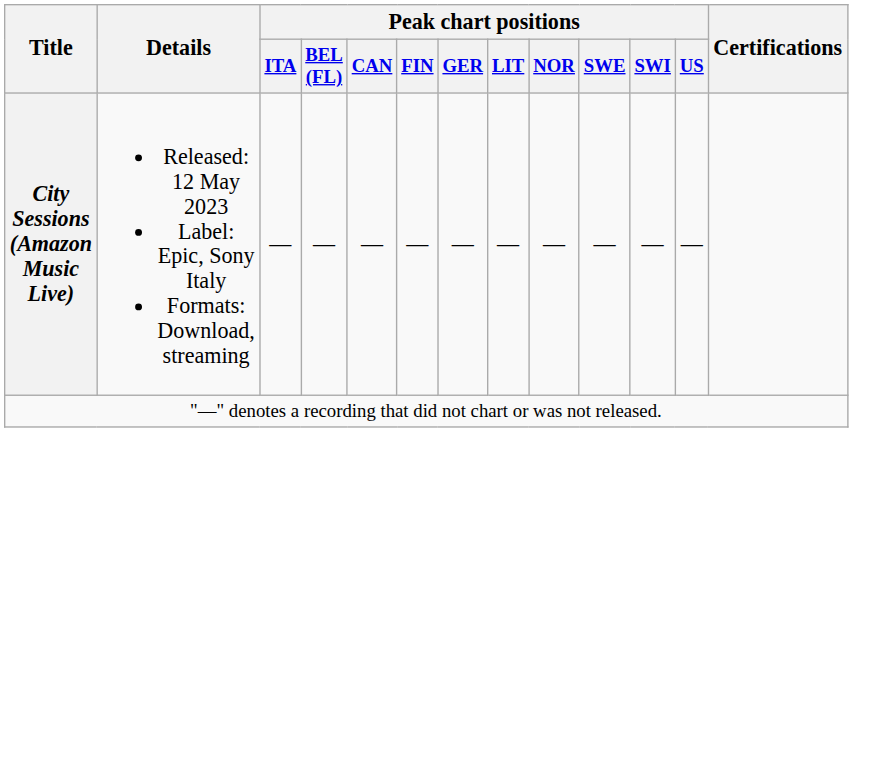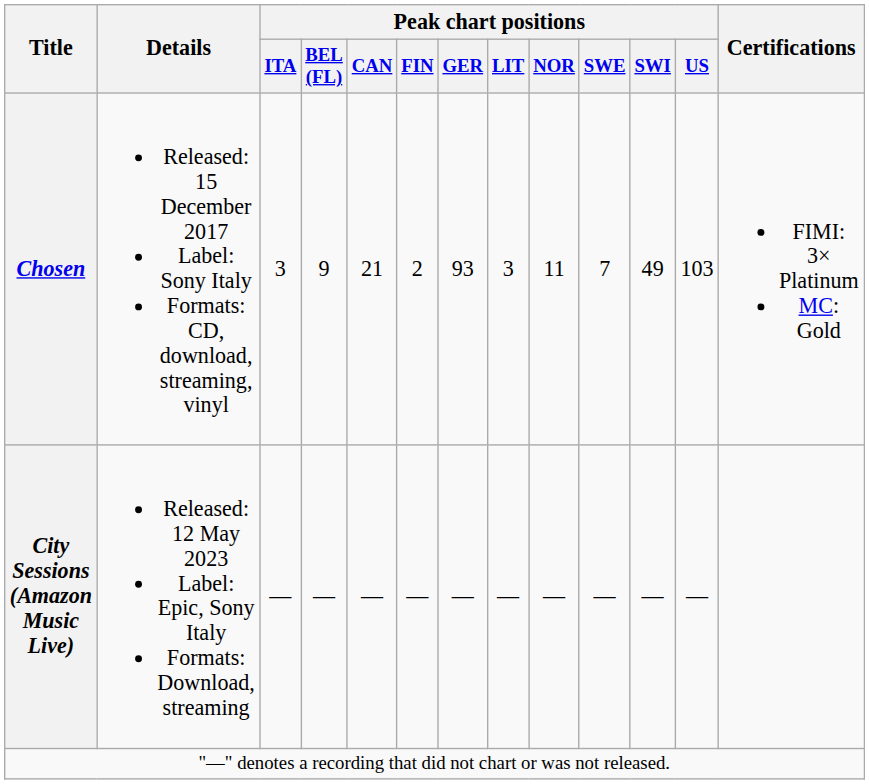+ row: (51, 268)
